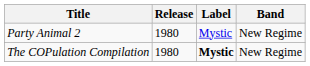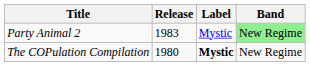(167, 33) 1980 -> (167, 33) 1983
(271, 33) no background -> (271, 33) lightgreen background
